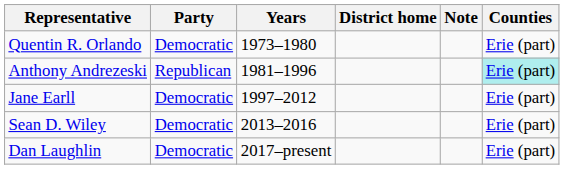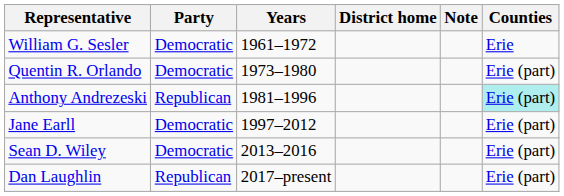+ row: (68, 44)
(194, 151) Democratic -> (193, 177) Republican
